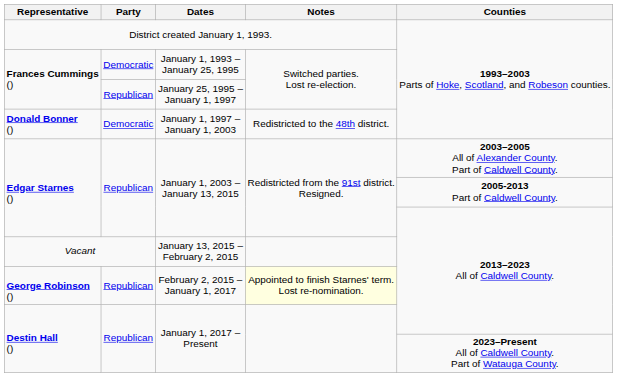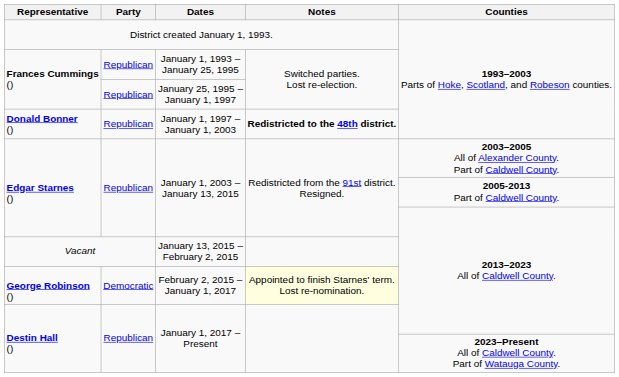(128, 64) Democratic -> (128, 64) Republican
(128, 124) Democratic -> (128, 124) Republican
(321, 124) normal -> (322, 124) bold
(128, 285) Republican -> (128, 285) Democratic
